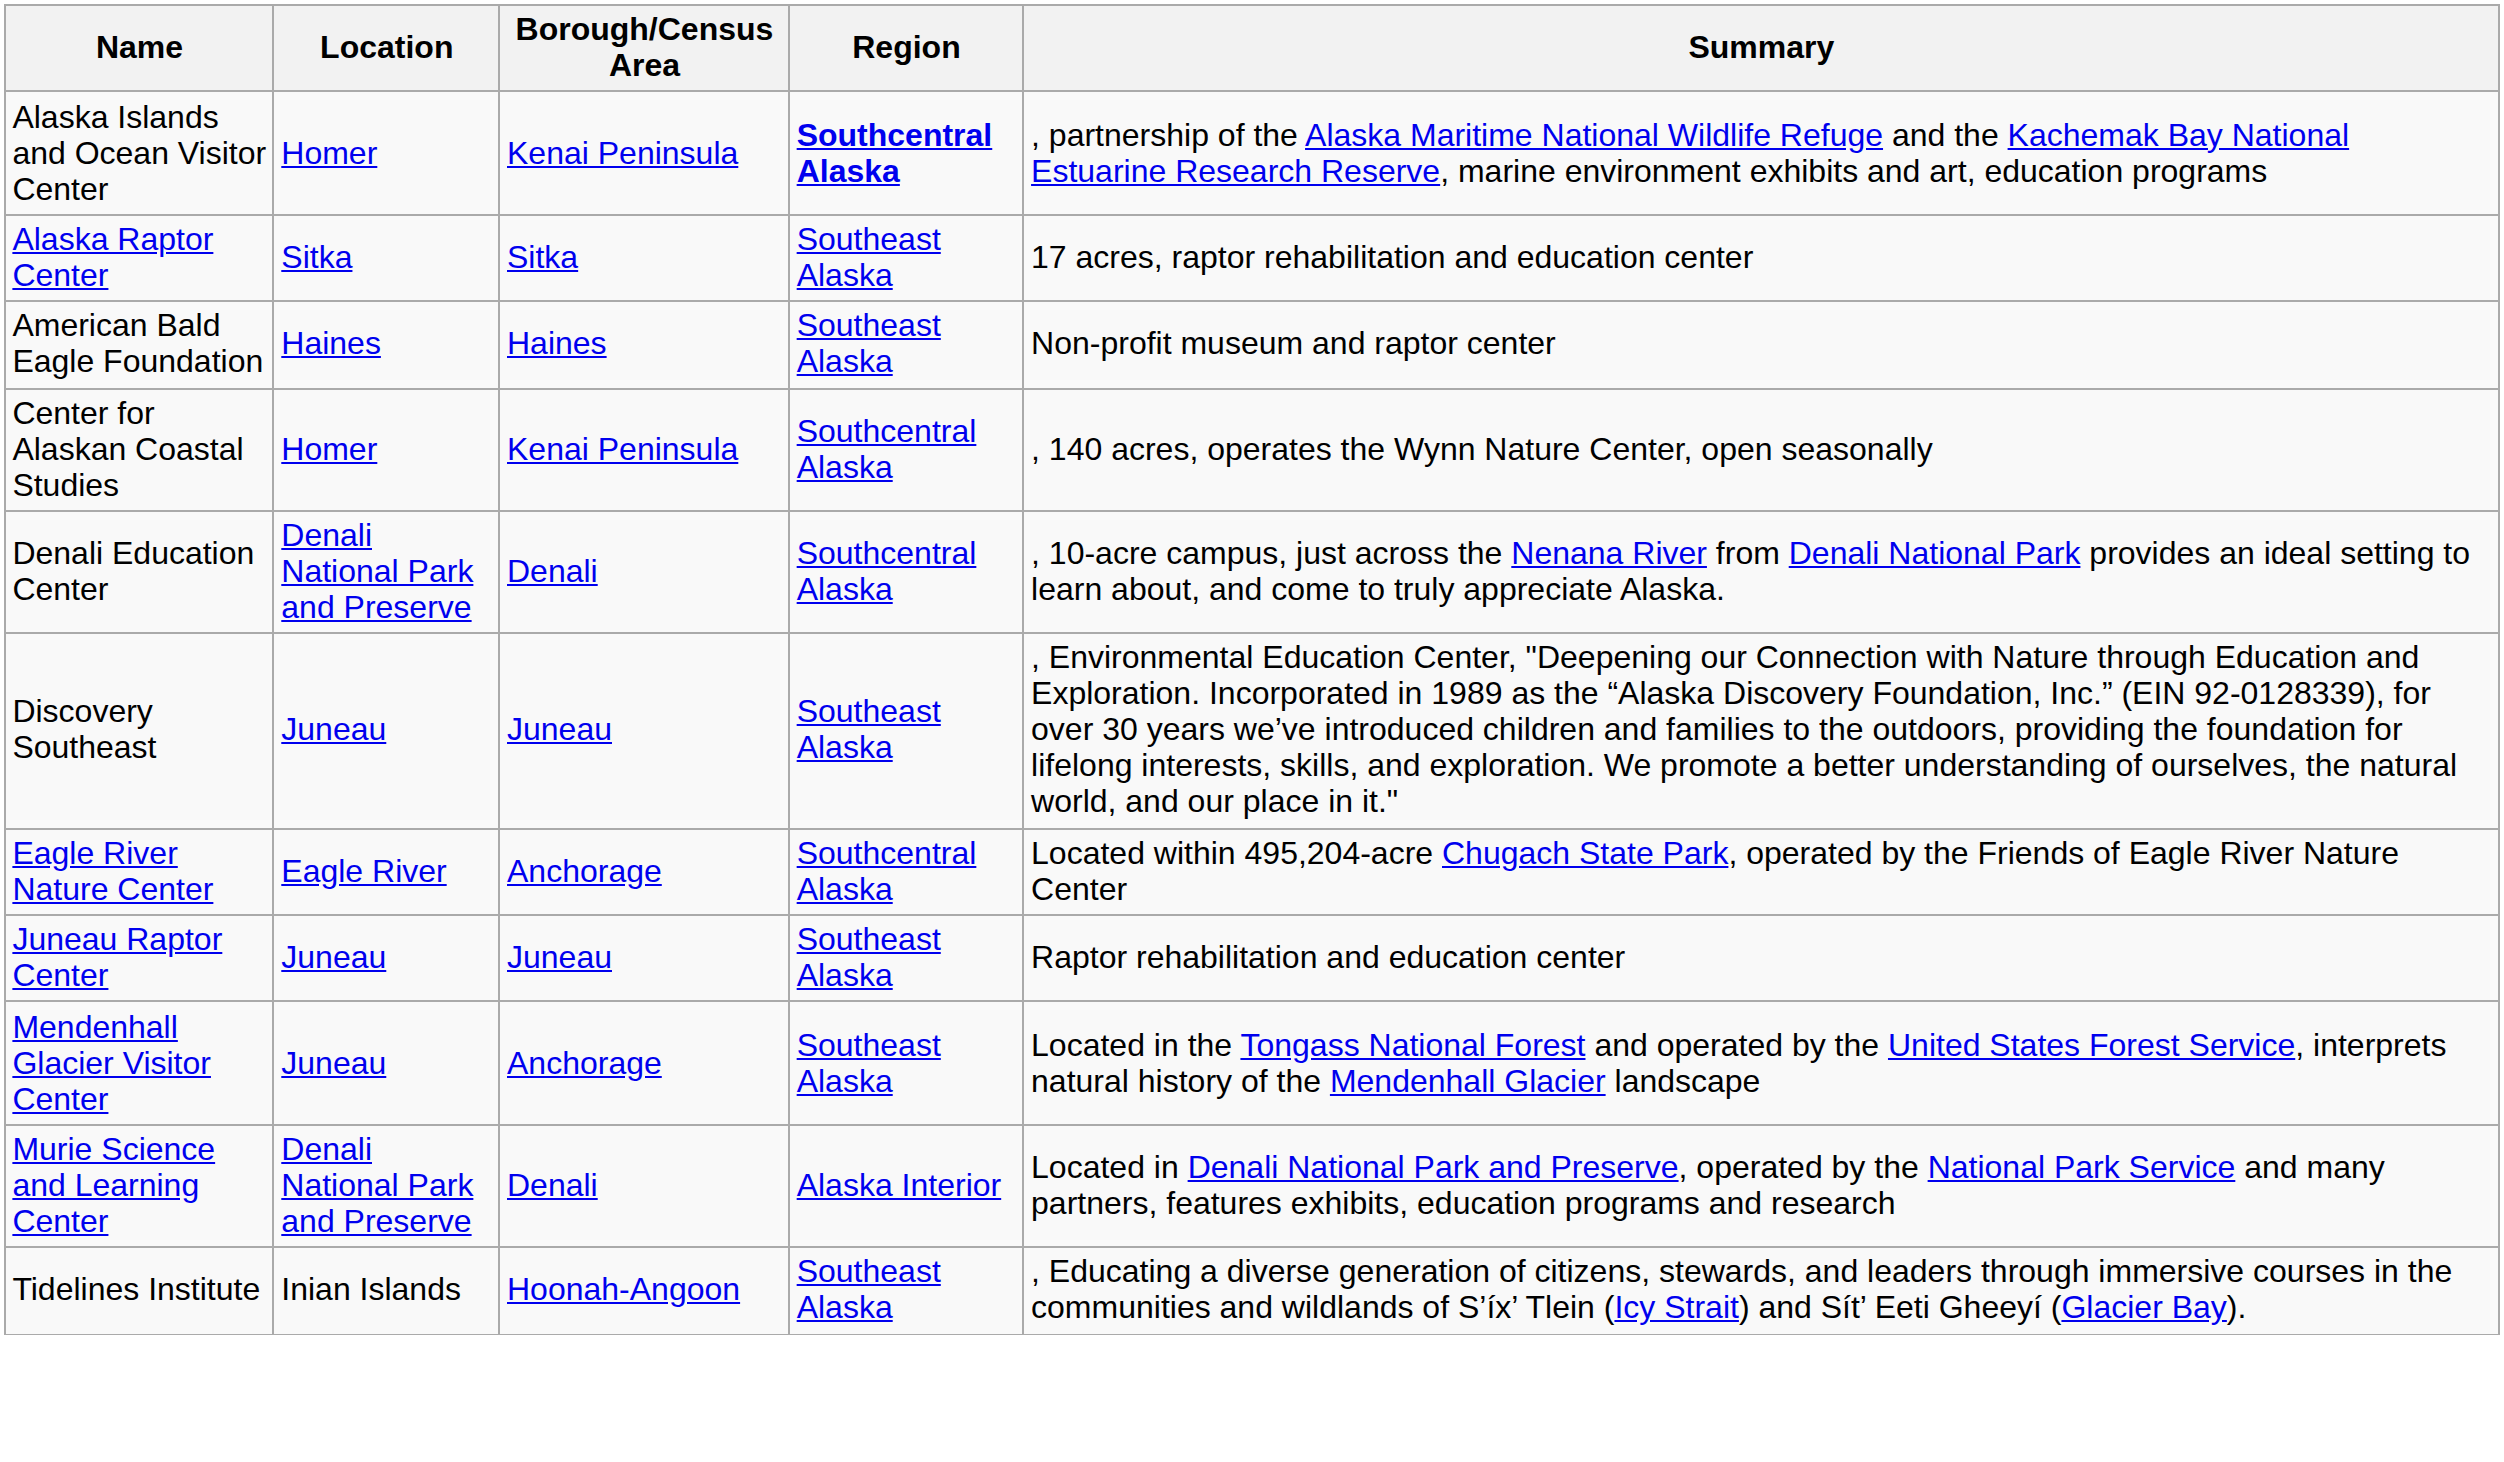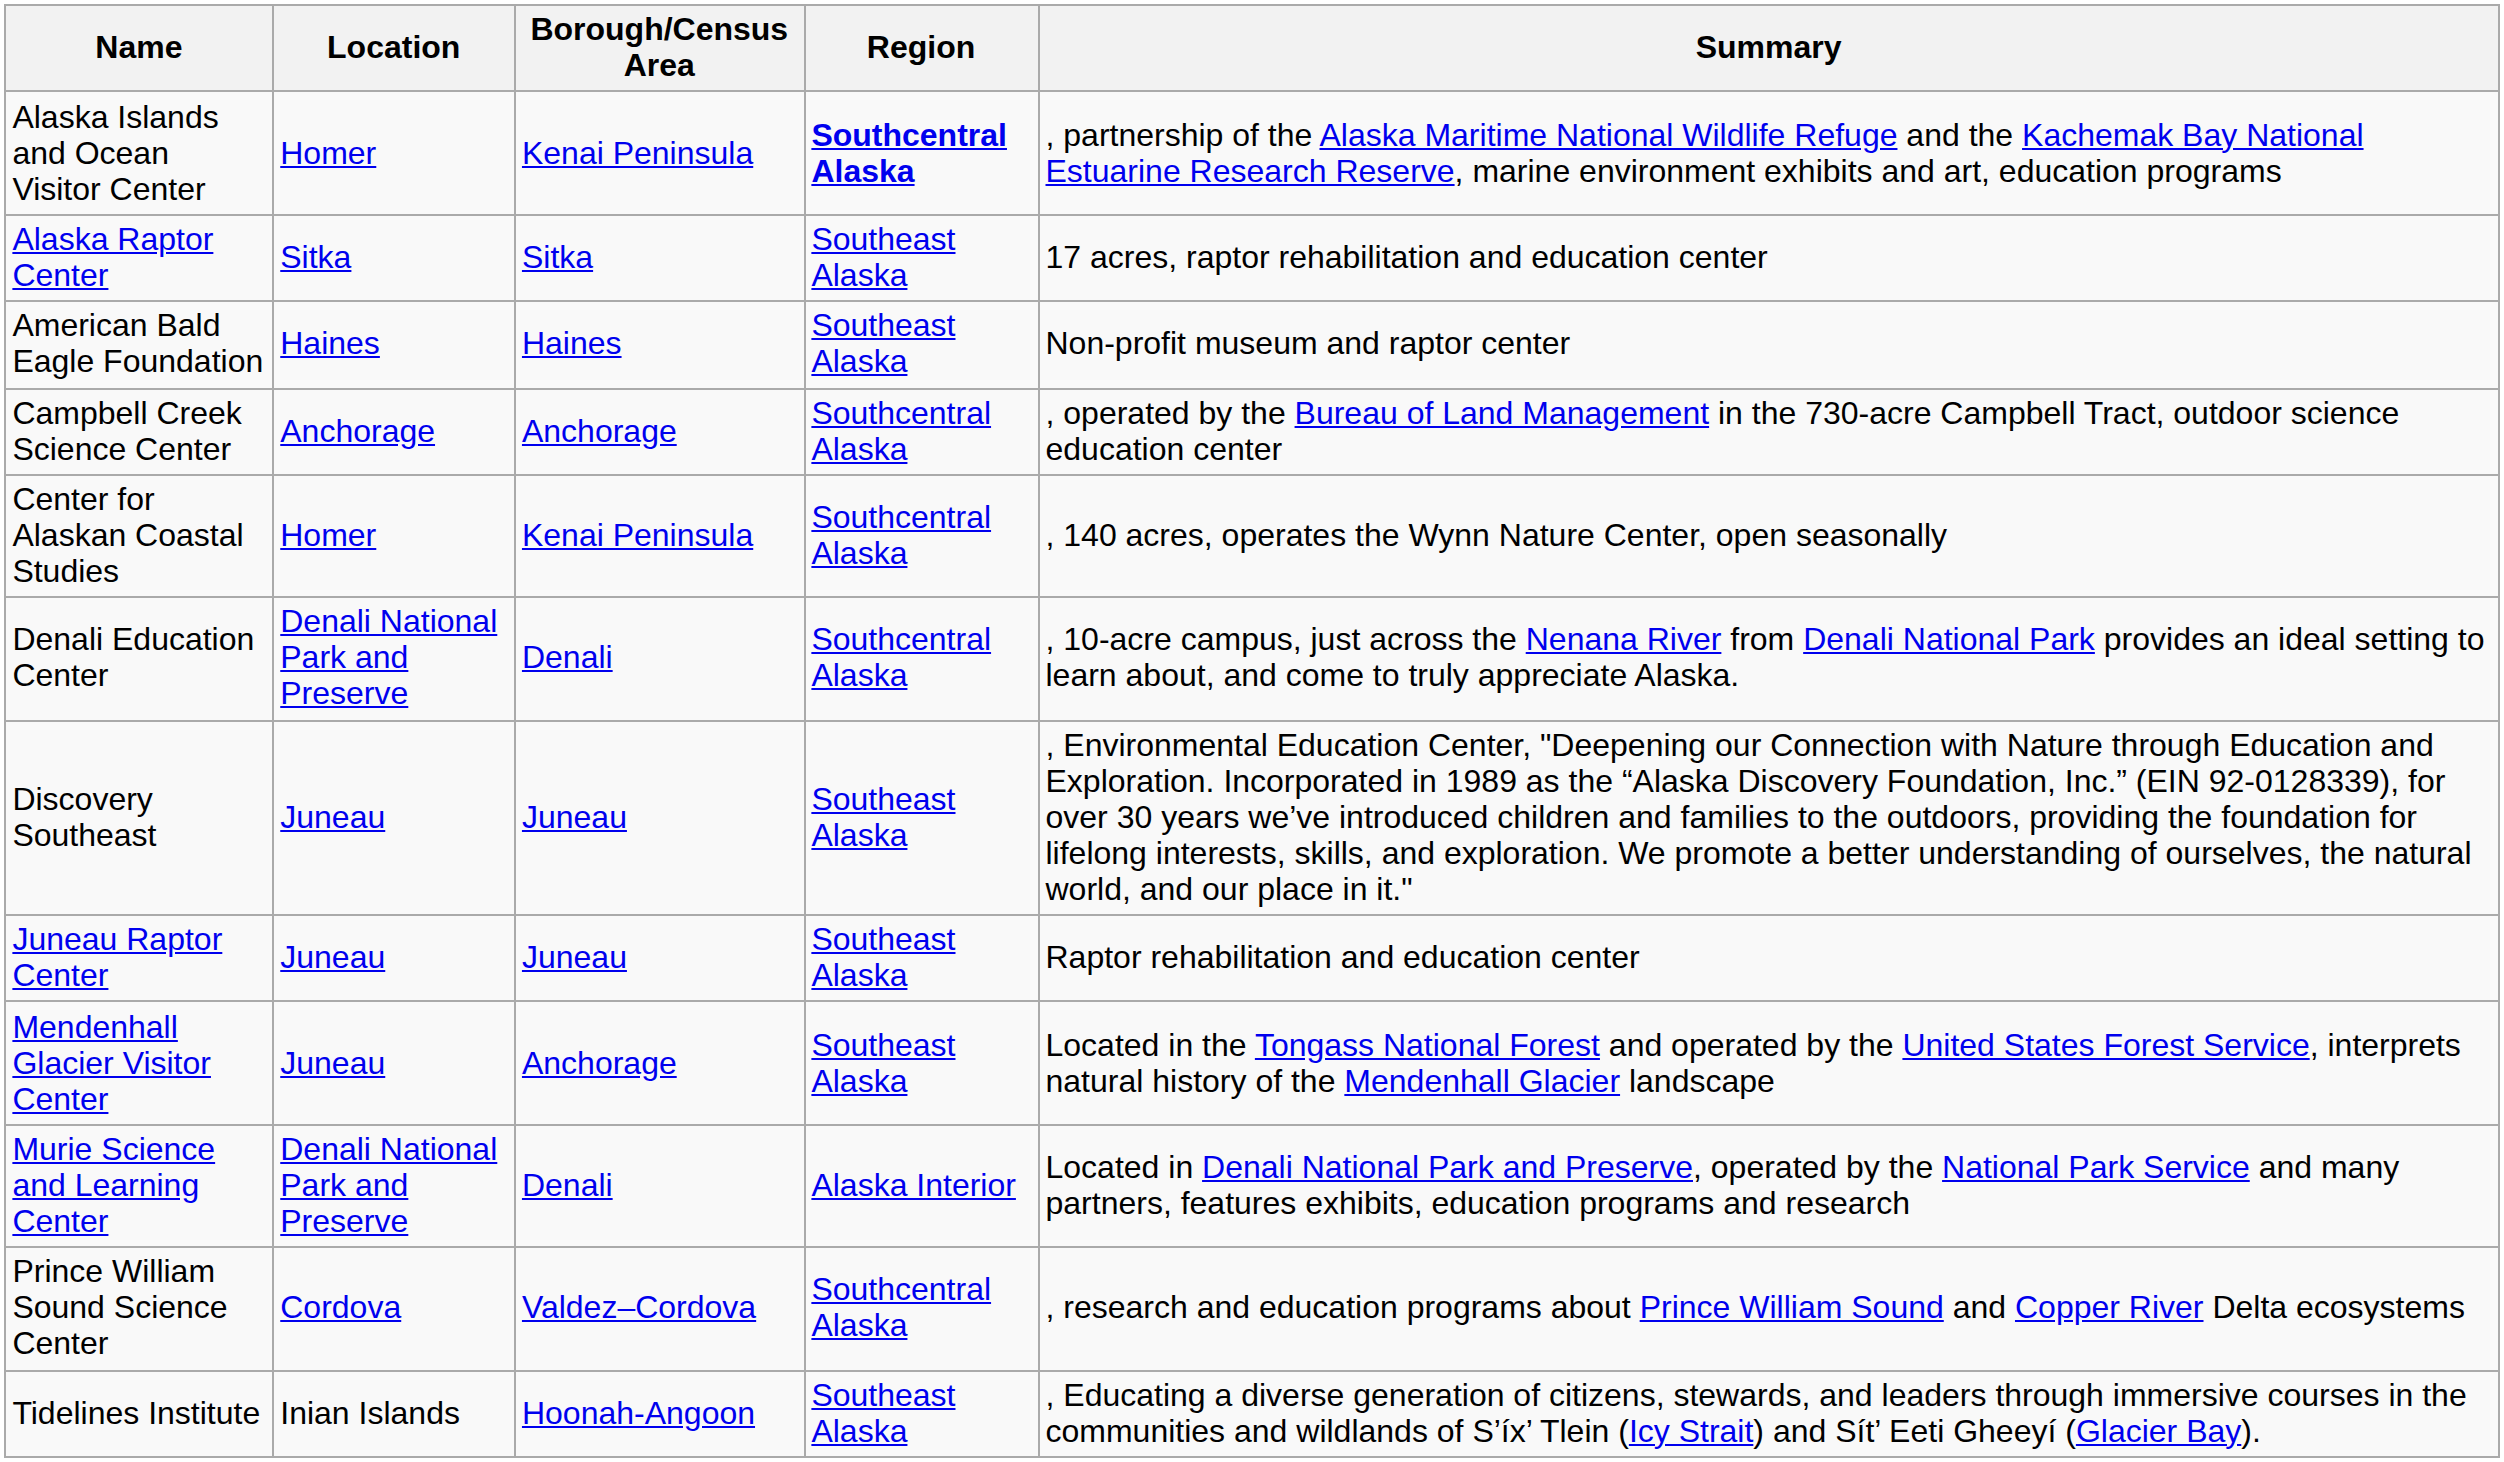+ row: (127, 430)
- row: (113, 871)
+ row: (120, 1308)
